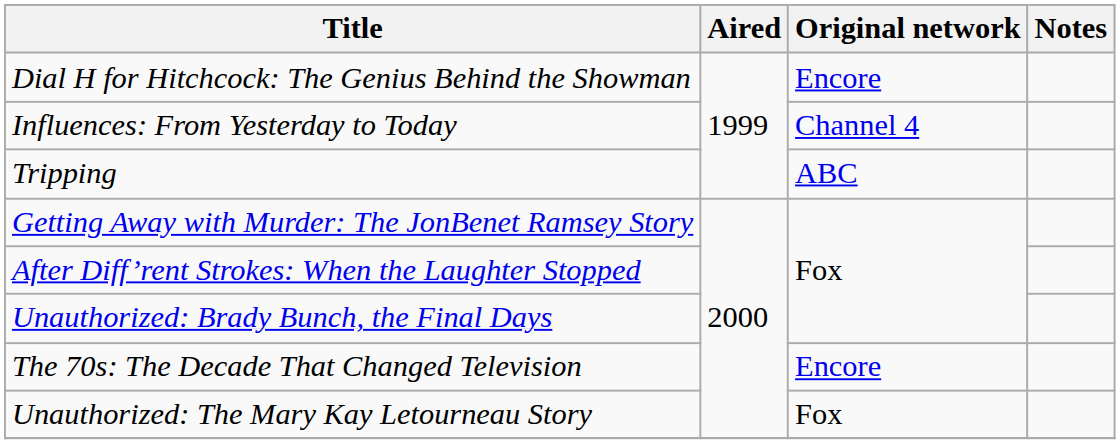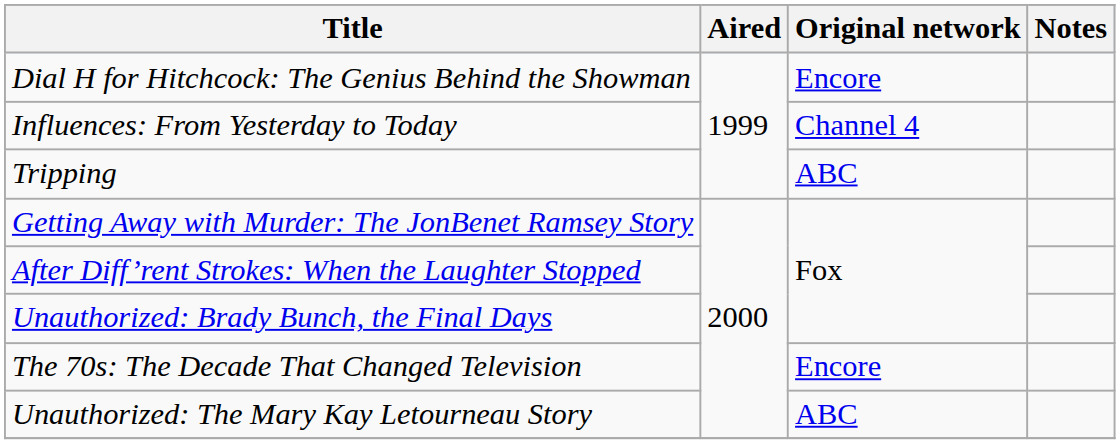(819, 414) Fox -> (826, 414) ABC
